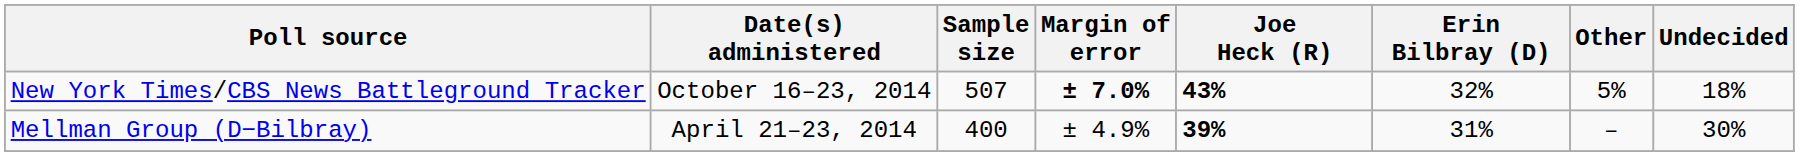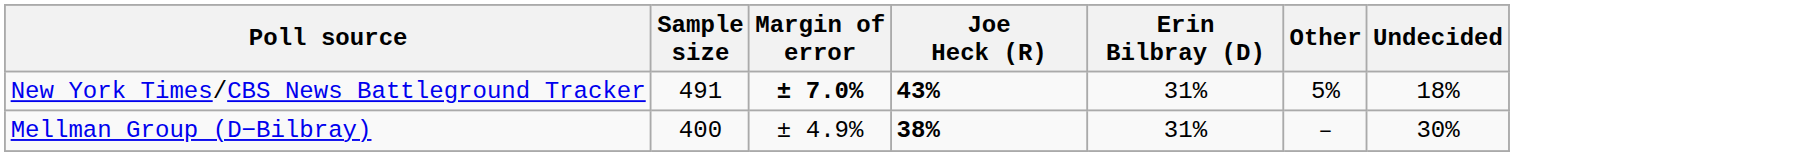- column: (794, 38)
(986, 91) 507 -> (700, 91) 491
(1471, 91) 32% -> (1186, 91) 31%
(1204, 131) 39% -> (918, 131) 38%
